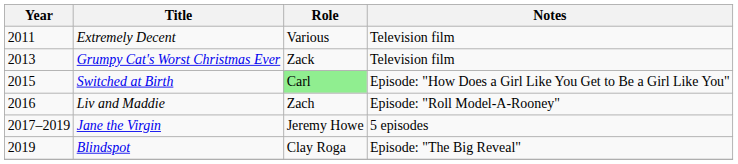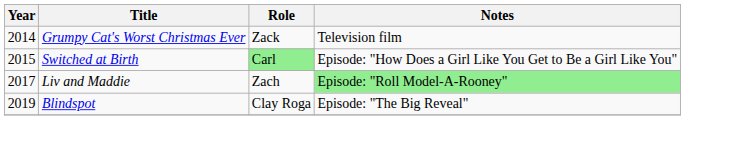- row: (126, 37)
(22, 59) 2013 -> (22, 37) 2014
(22, 103) 2016 -> (22, 81) 2017
(465, 103) no background -> (412, 81) lightgreen background
- row: (119, 125)
